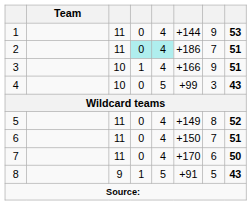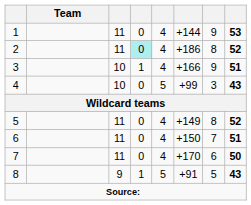(163, 50) paleturquoise background -> (163, 50) no background
(214, 50) 7 -> (214, 50) 8
(235, 50) 51 -> (235, 50) 52
